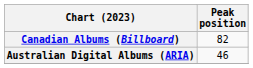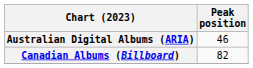rows swapped: (101, 55) <-> (101, 39)
